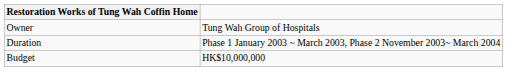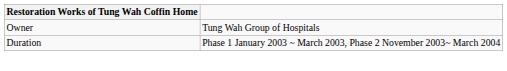- row: (21, 58)
